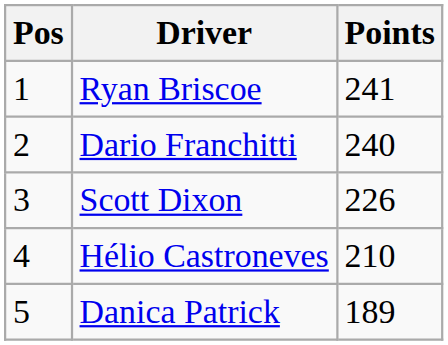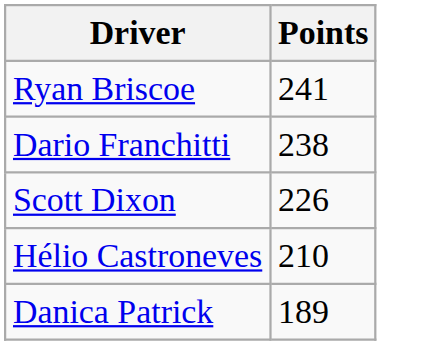- column: (38, 32)
(370, 144) 240 -> (303, 144) 238
